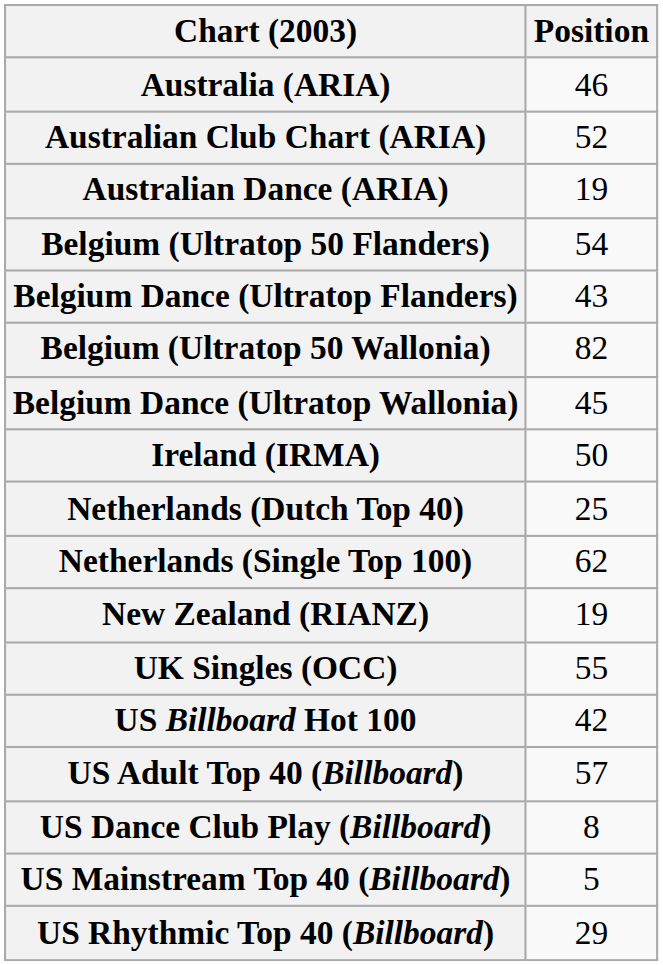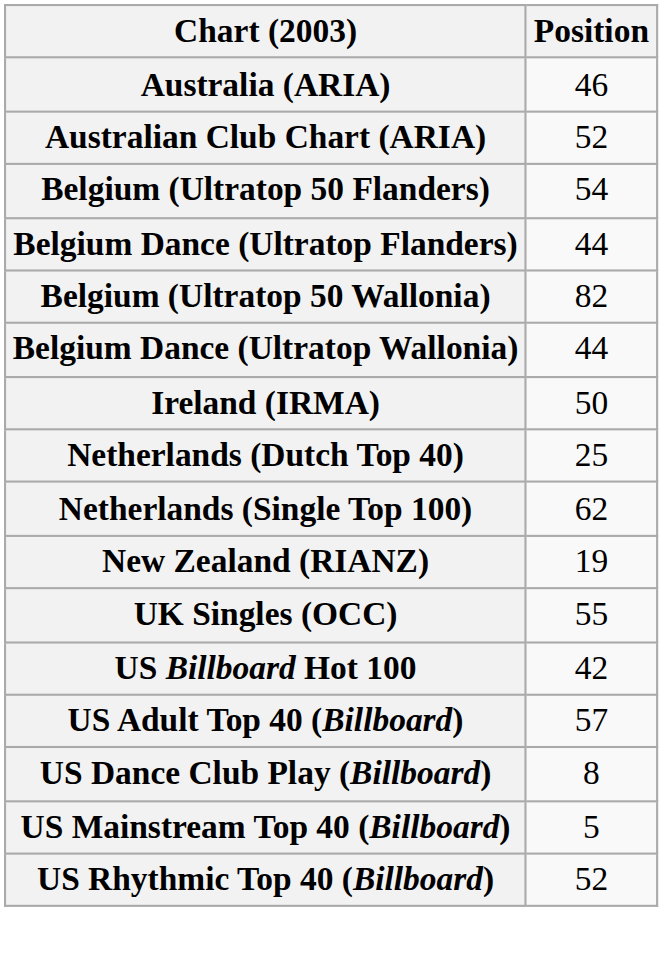- row: (266, 190)
(591, 296) 43 -> (591, 243) 44
(591, 402) 45 -> (591, 349) 44
(591, 932) 29 -> (591, 879) 52
